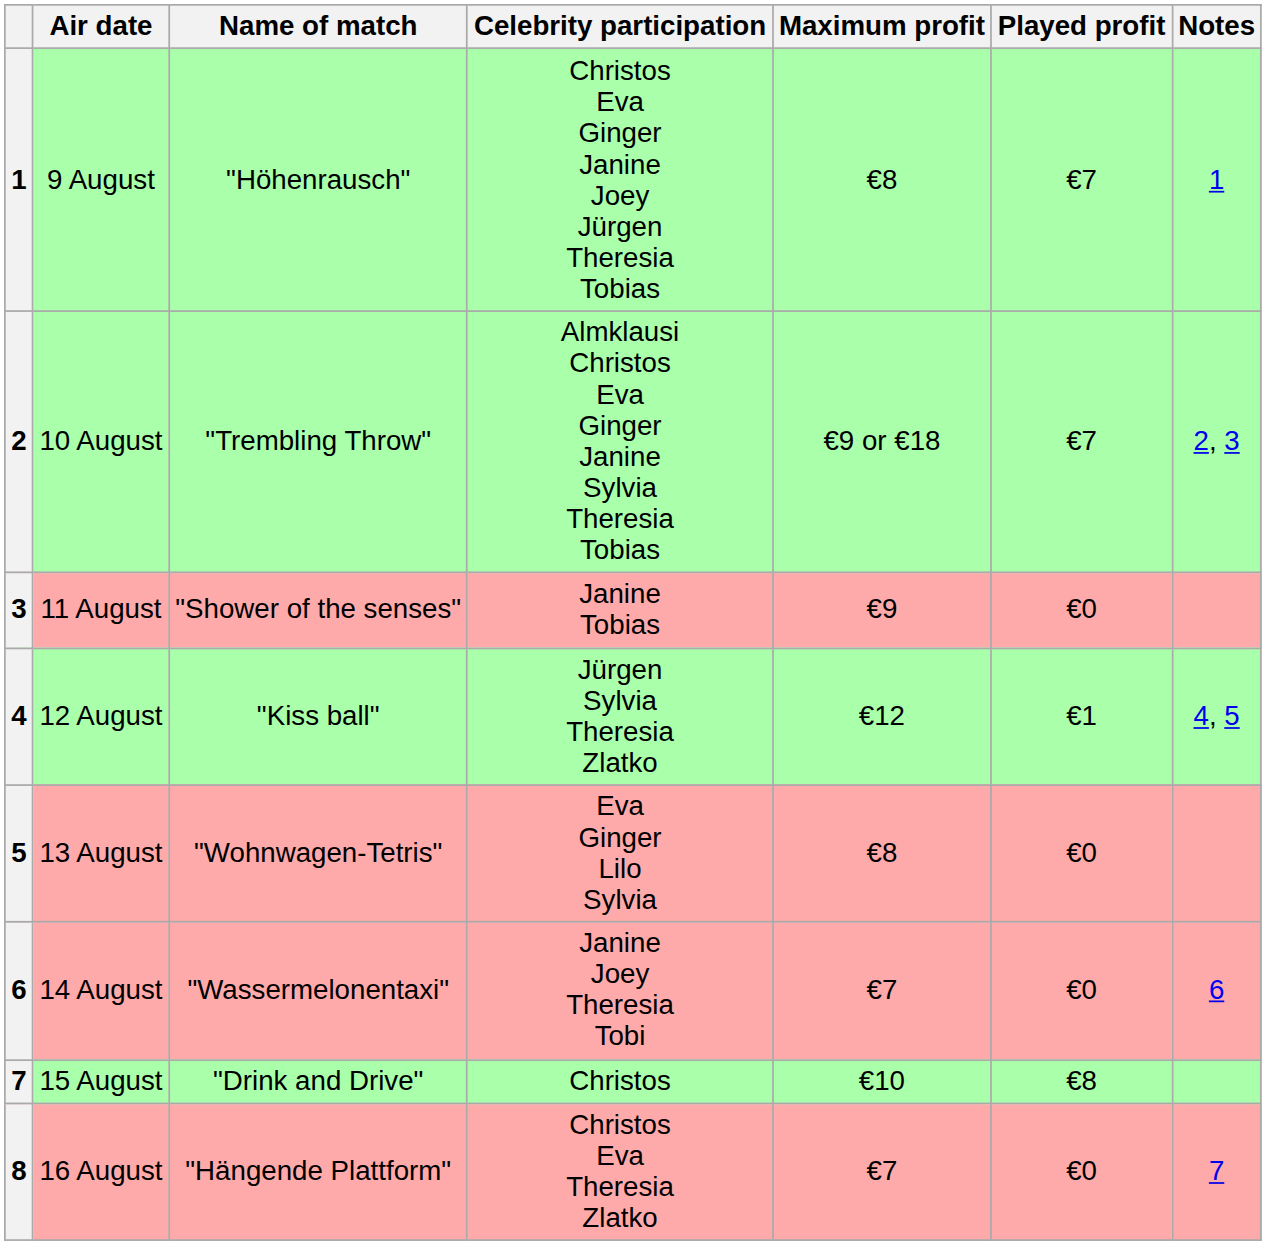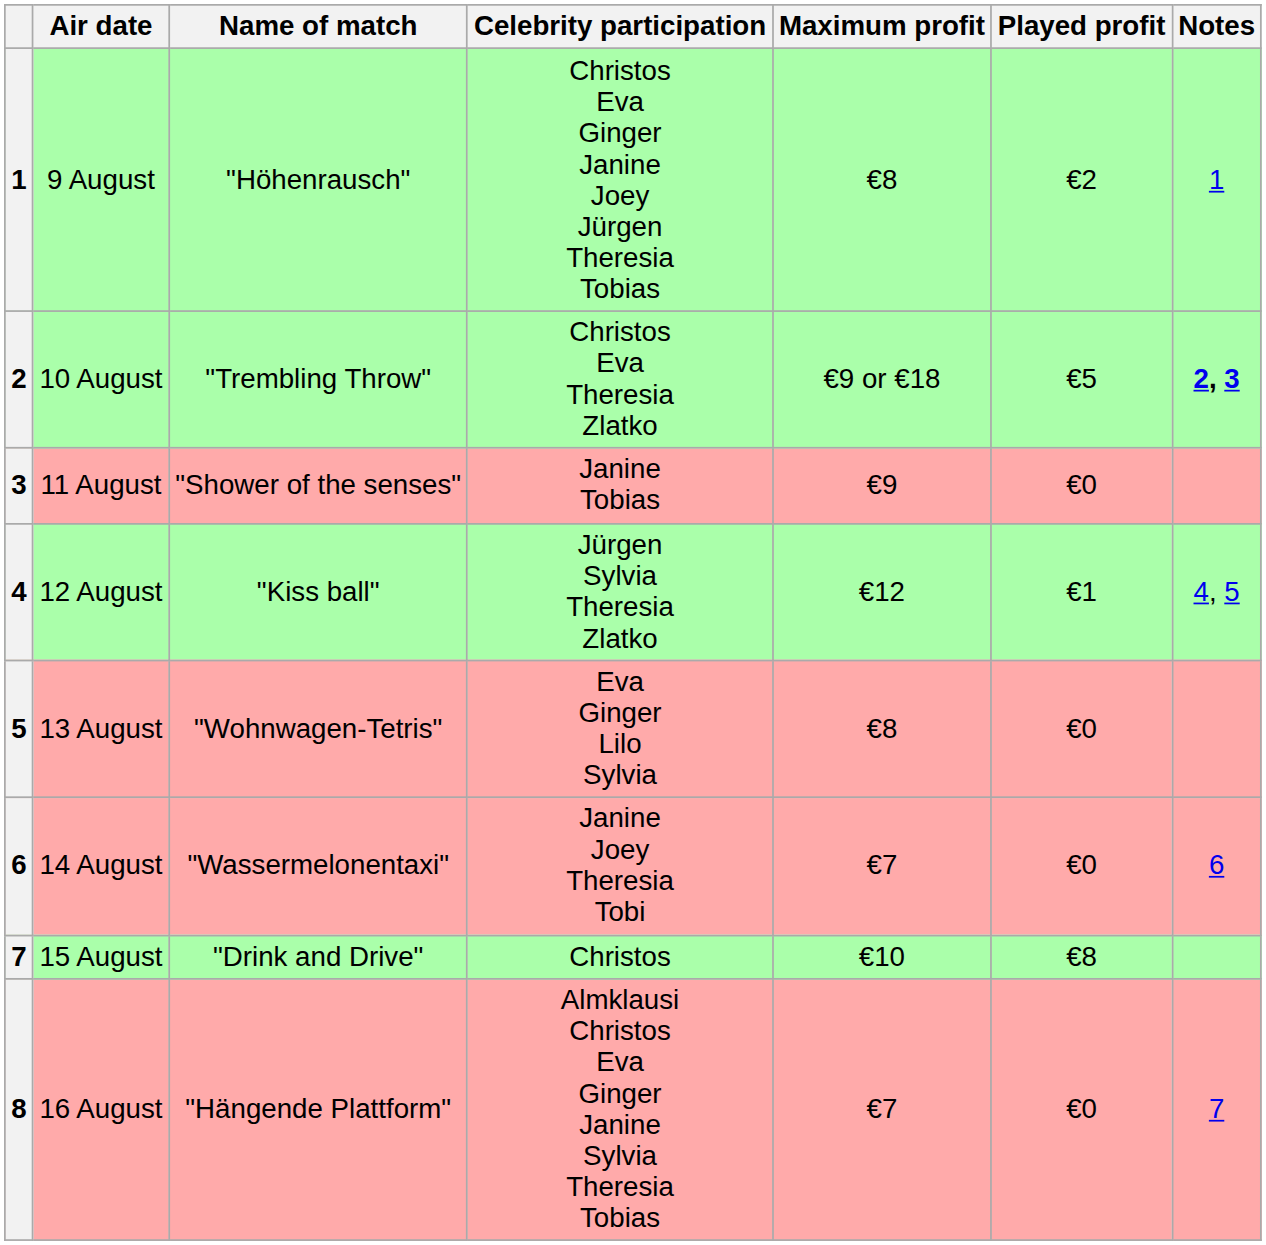(1082, 179) €7 -> (1082, 179) €2
(620, 441) Almklausi Christos Eva Ginger Janine Sylvia Theresia Tobias -> (620, 378) Christos Eva Theresia Zlatko
(1082, 441) €7 -> (1082, 378) €5
(1217, 441) normal -> (1217, 378) bold
(620, 1171) Christos Eva Theresia Zlatko -> (620, 1109) Almklausi Christos Eva Ginger Janine Sylvia Theresia Tobias
